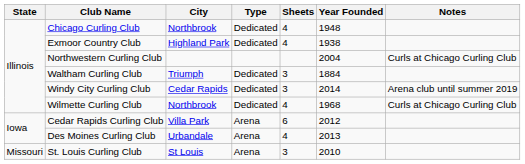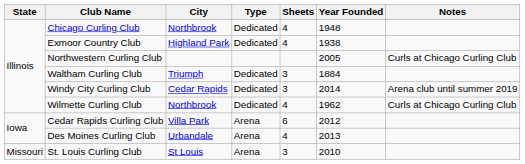(330, 58) 2004 -> (330, 58) 2005
(330, 105) 1968 -> (330, 105) 1962
